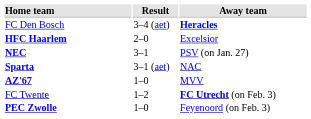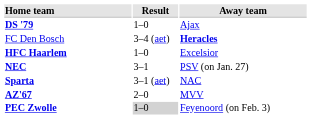+ row: (19, 25)
(141, 39) 2–0 -> (141, 52) 1–0
(141, 80) 1–0 -> (141, 94) 2–0
- row: (27, 94)
(141, 108) no background -> (141, 108) lightgrey background
